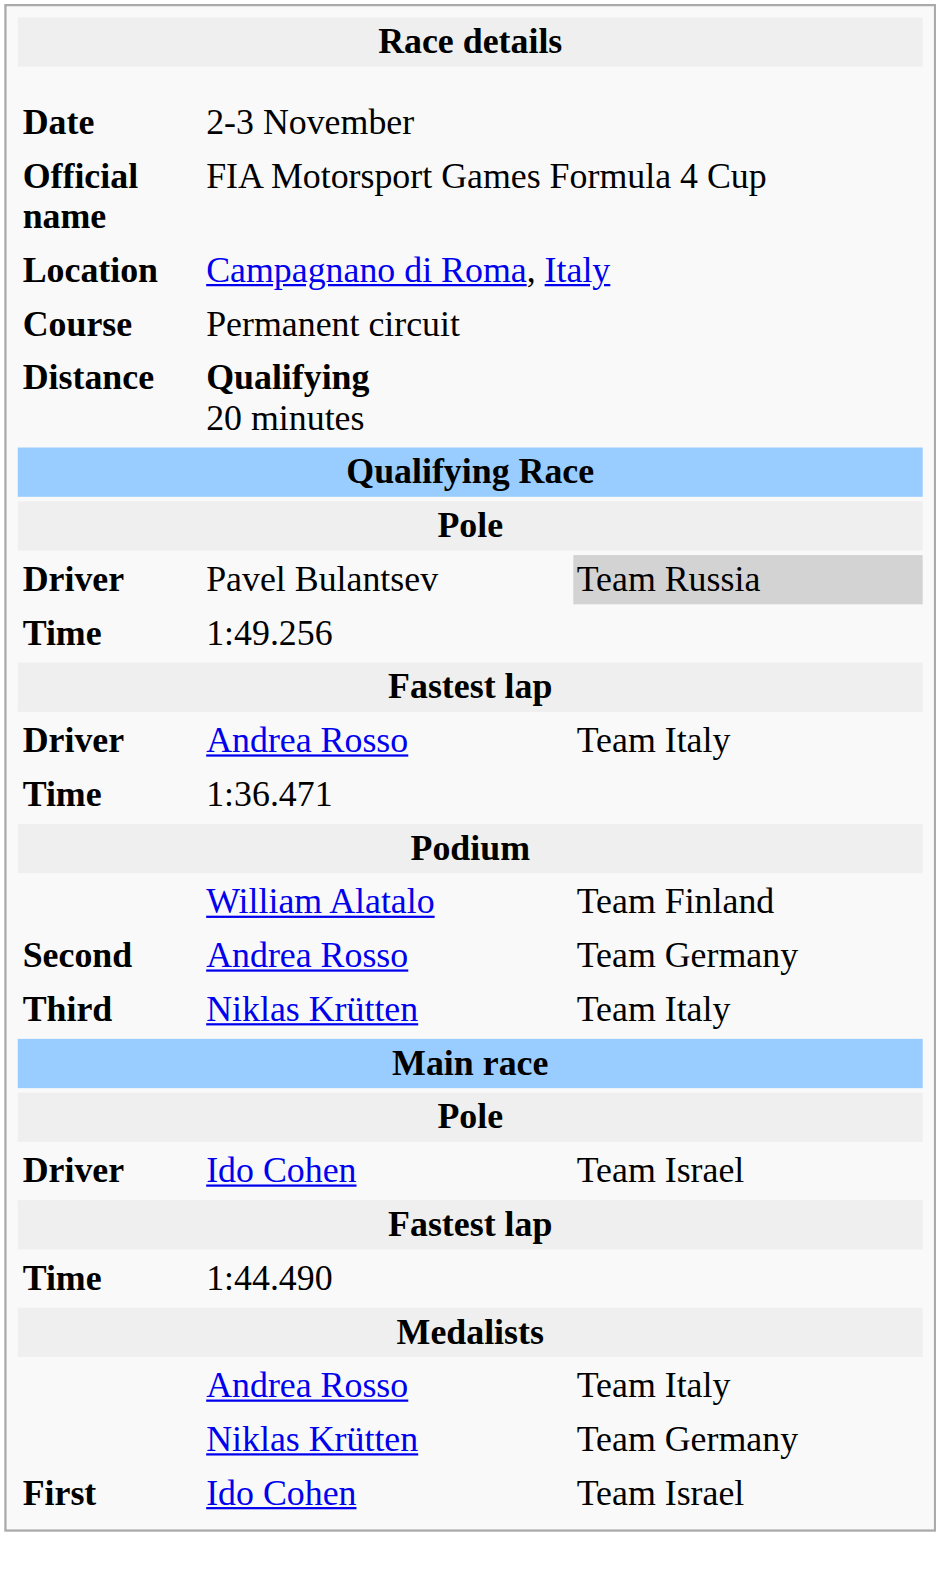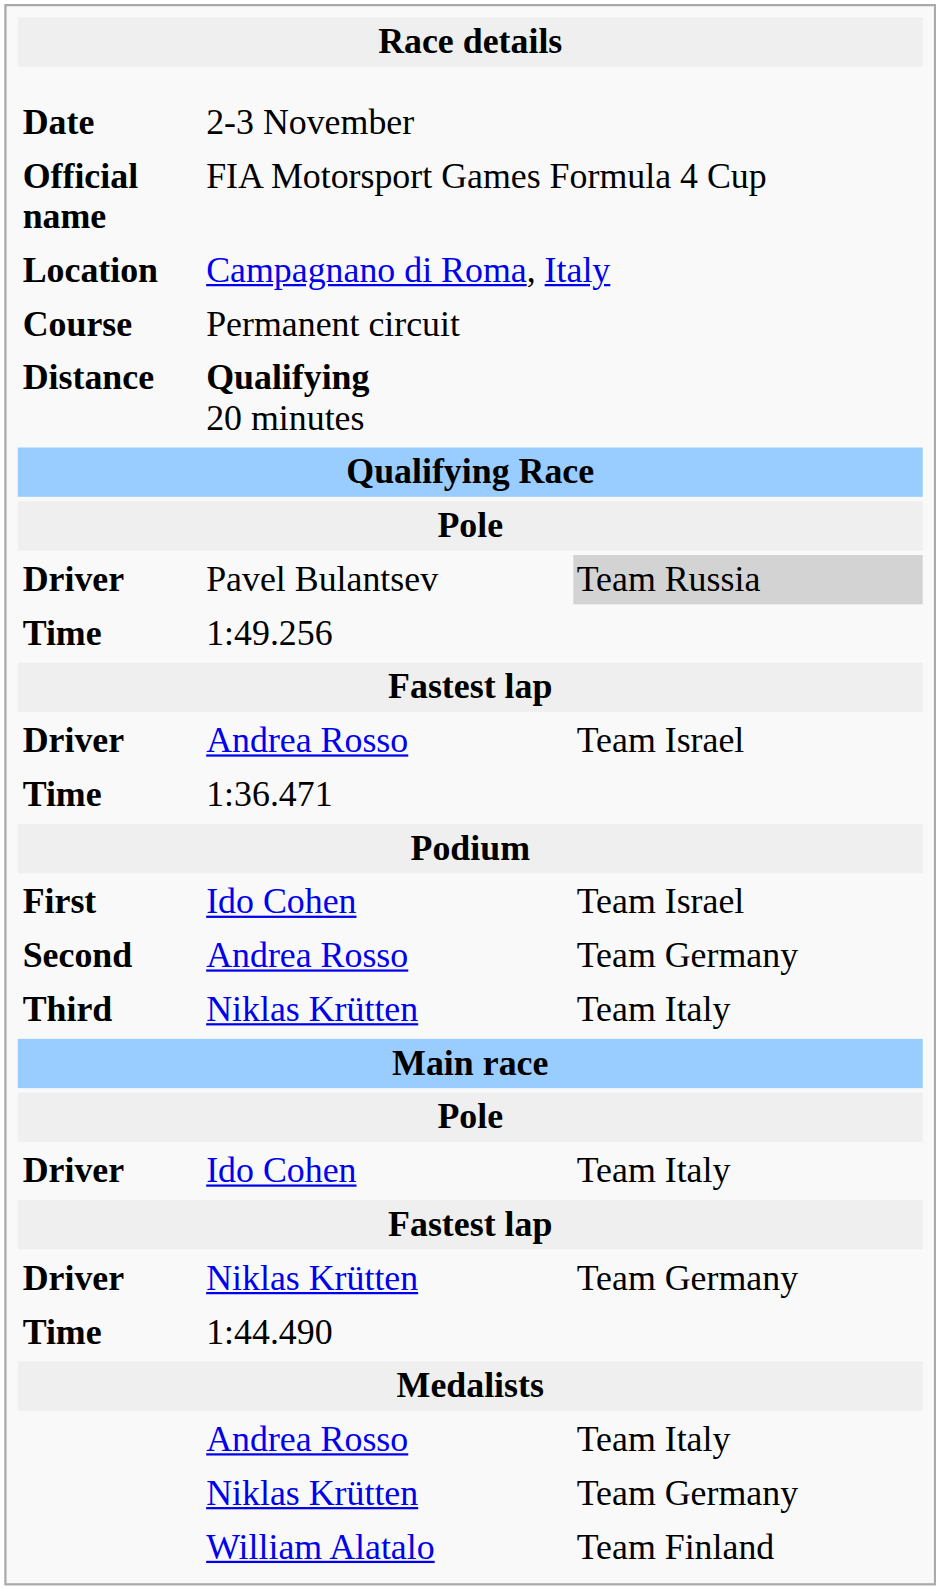(654, 740) Team Italy -> (661, 740) Team Israel
rows swapped: (59, 1493) <-> (108, 903)
(661, 1170) Team Israel -> (654, 1170) Team Italy
+ row: (73, 1278)
